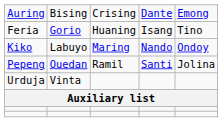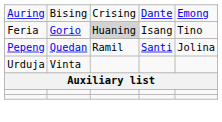(114, 30) no background -> (114, 30) lightgrey background
- row: (20, 47)
